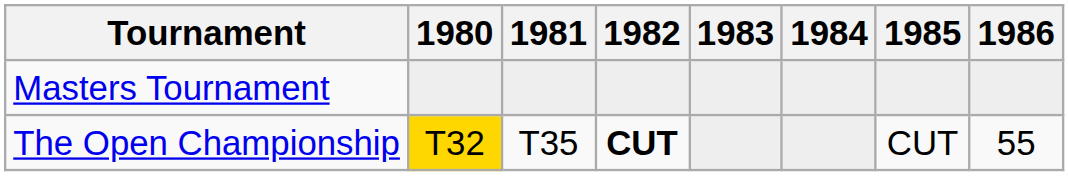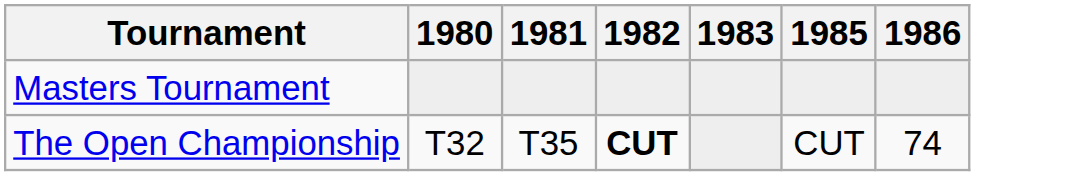- column: (829, 33)
(455, 143) gold background -> (455, 143) no background
(1016, 143) 55 -> (923, 143) 74
